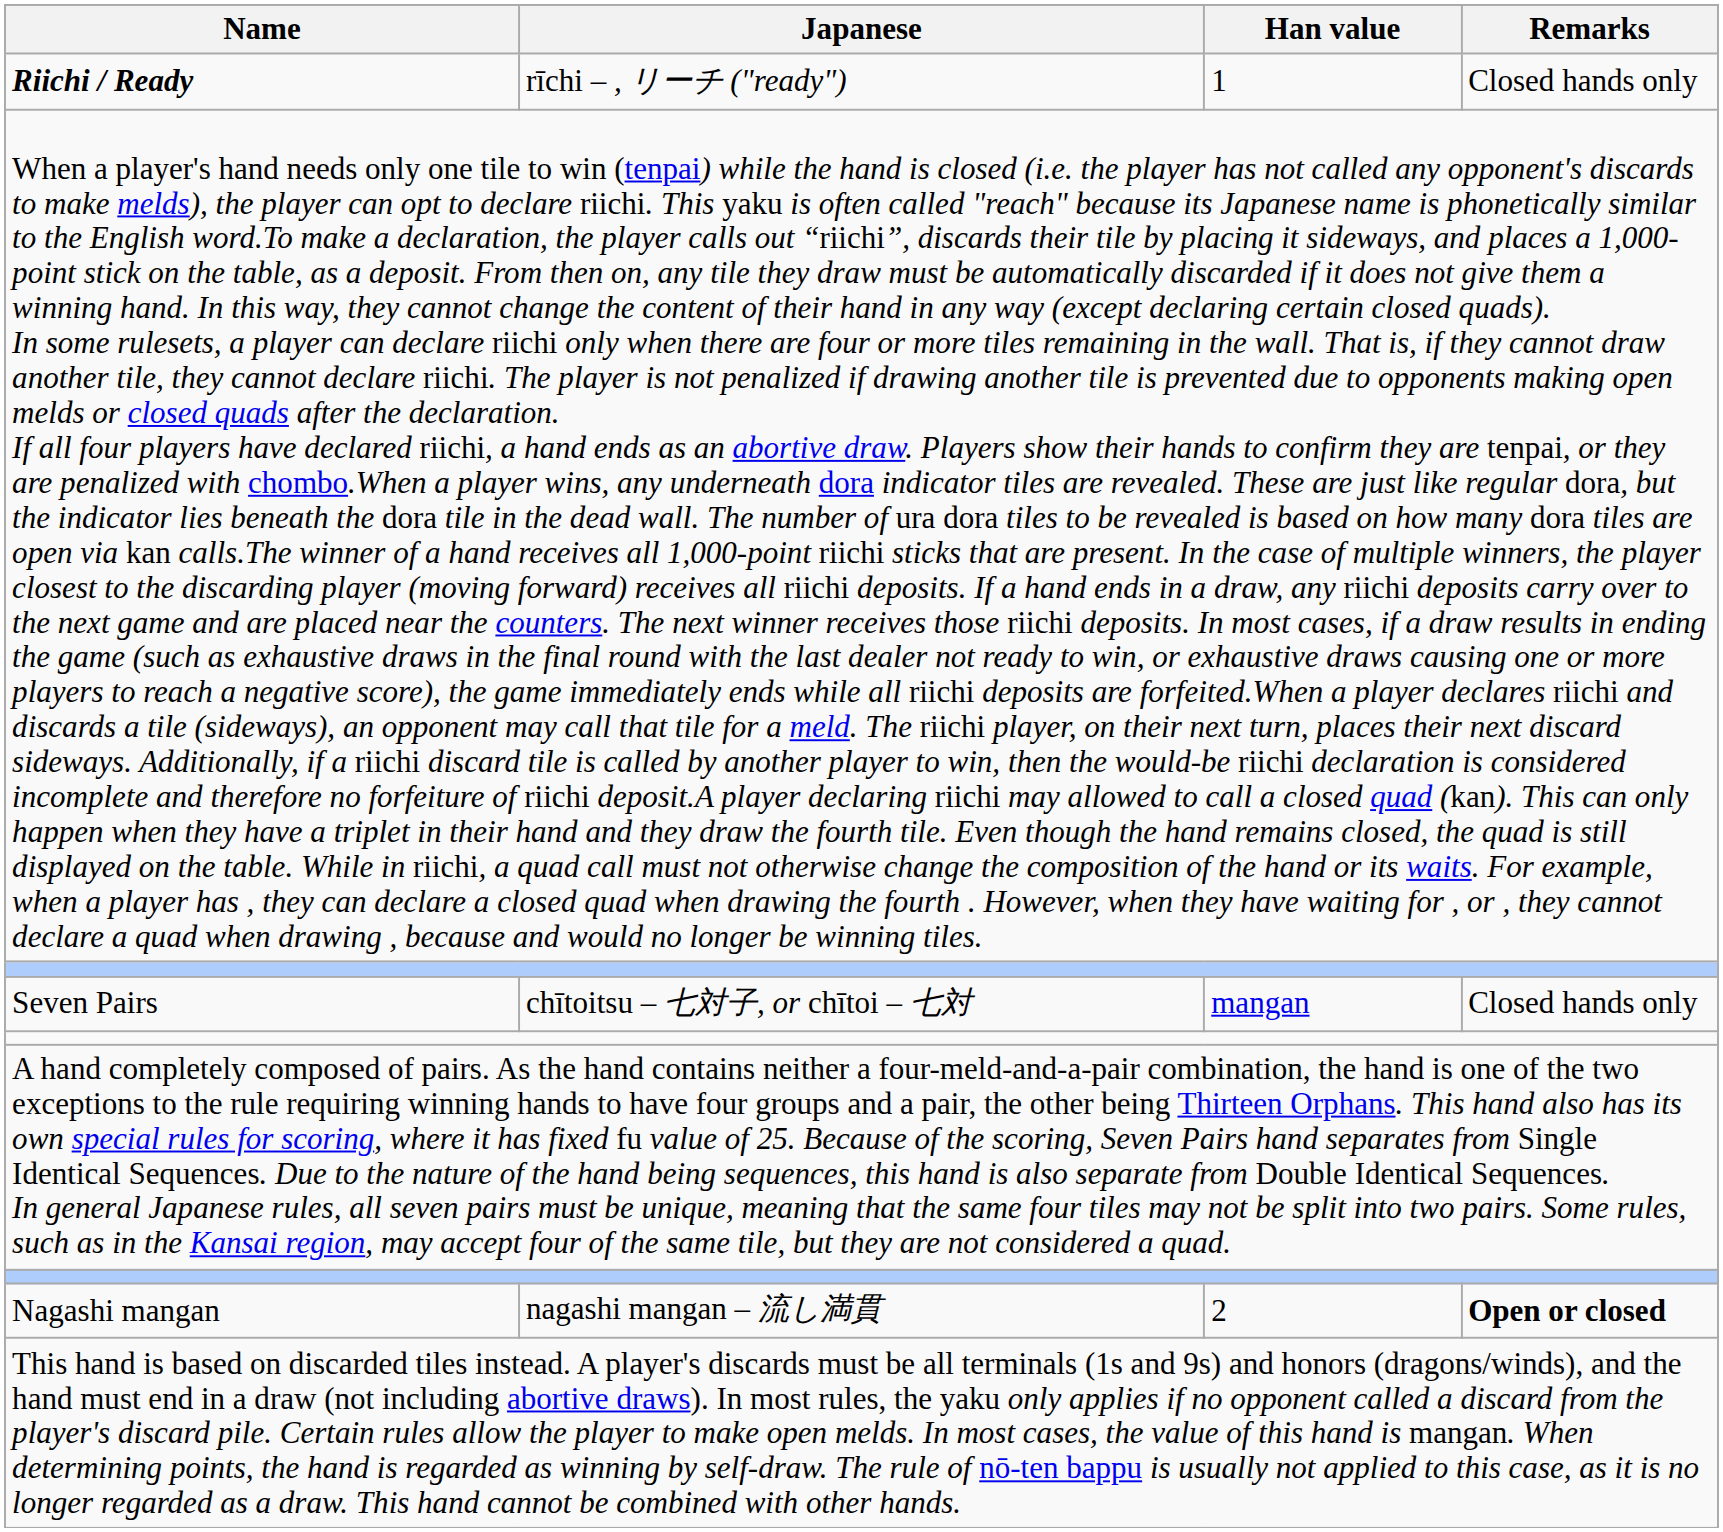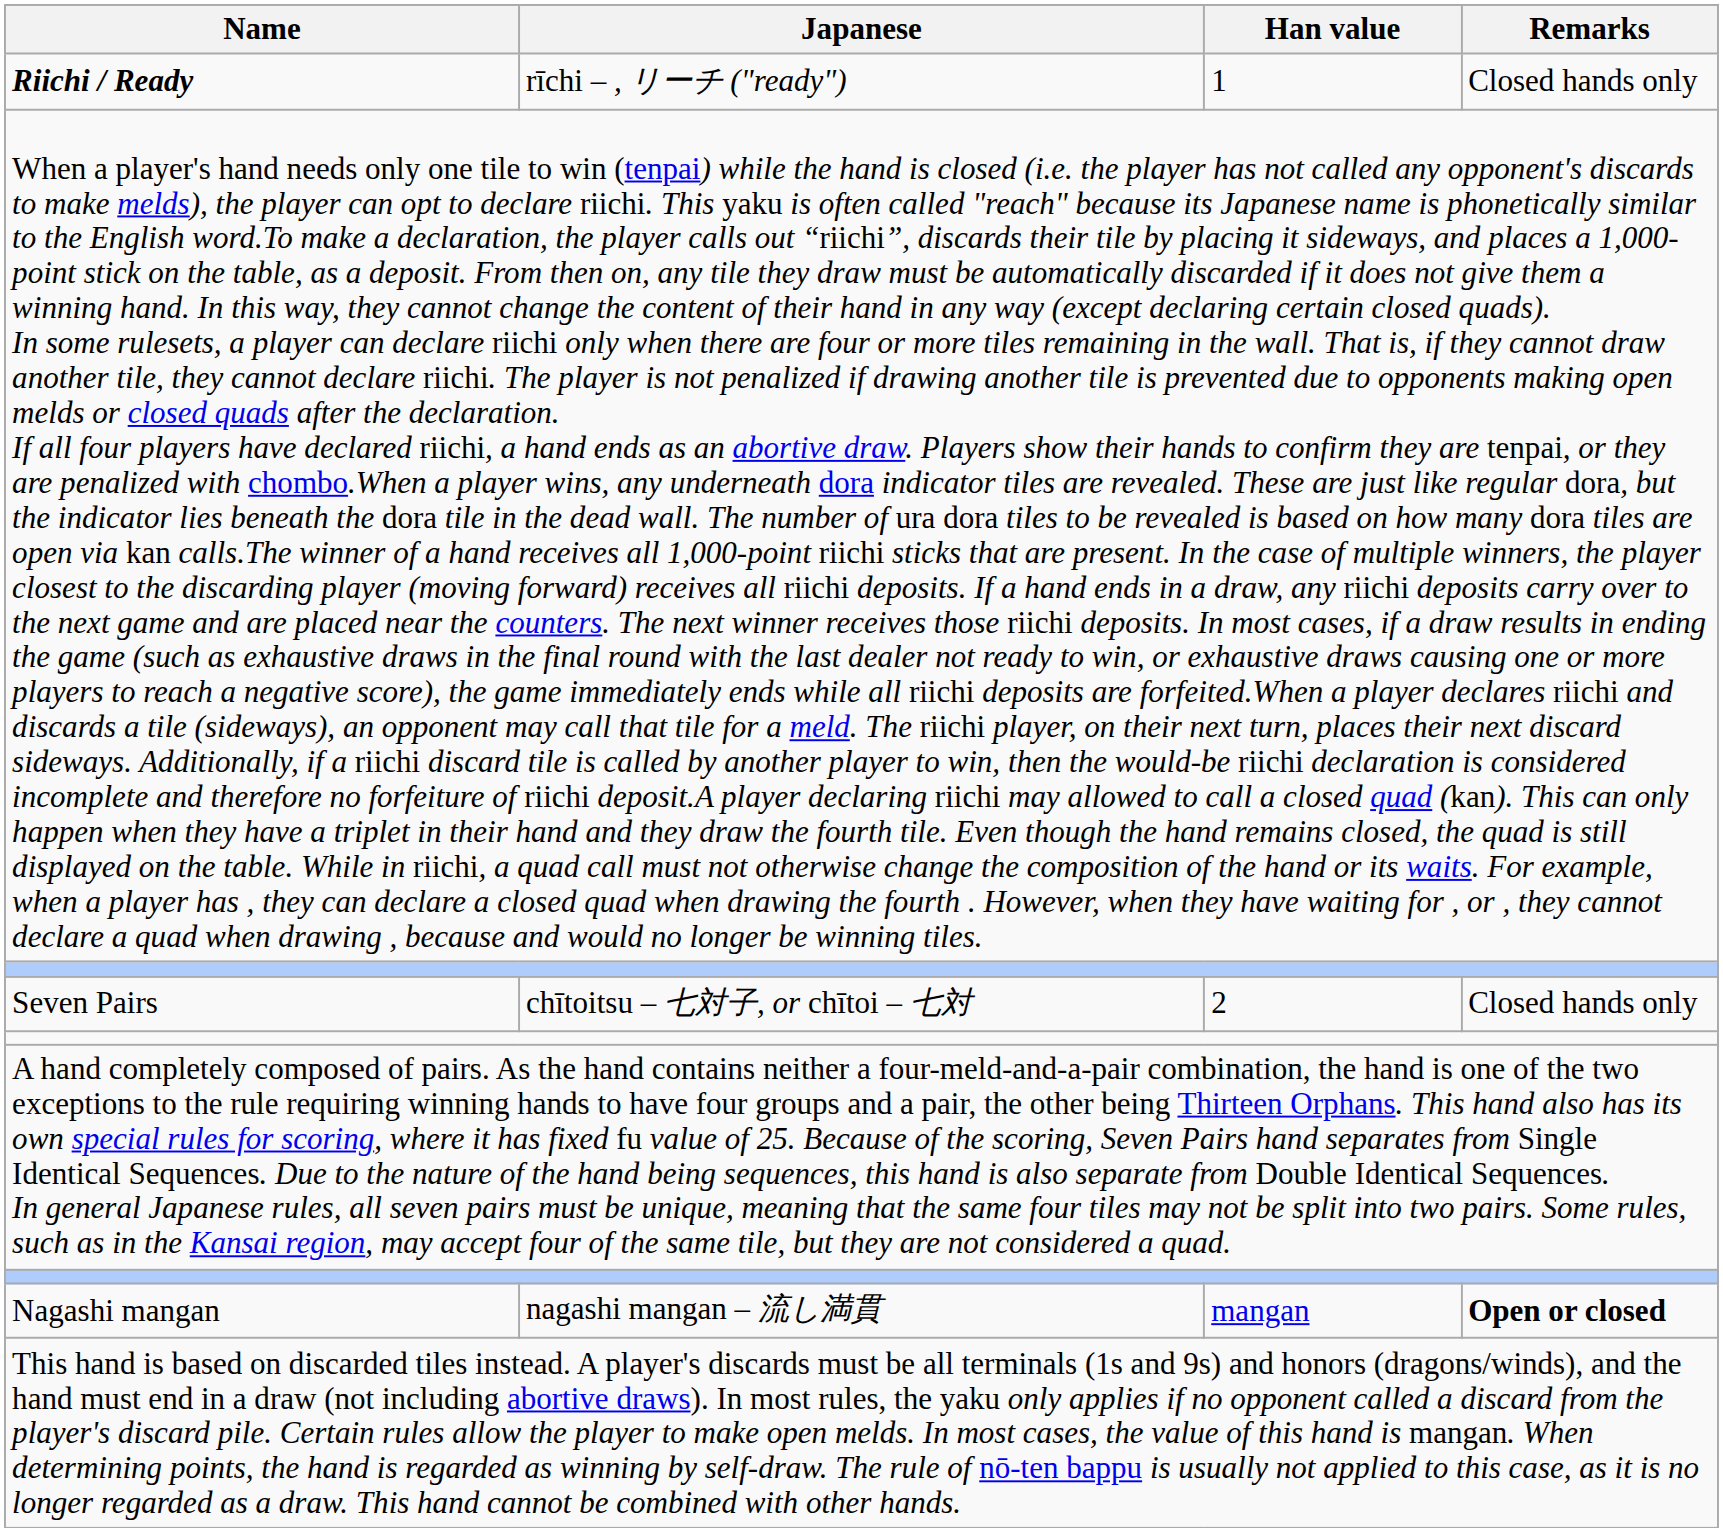(1260, 1002) mangan -> (1219, 1002) 2
(1219, 1310) 2 -> (1260, 1310) mangan
